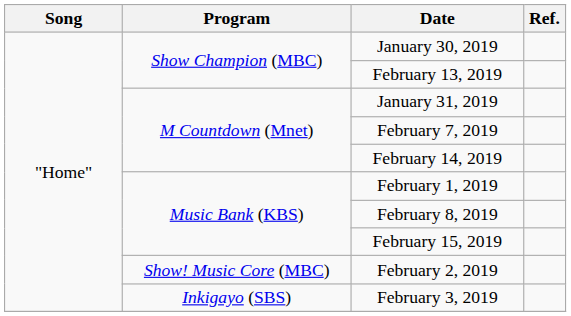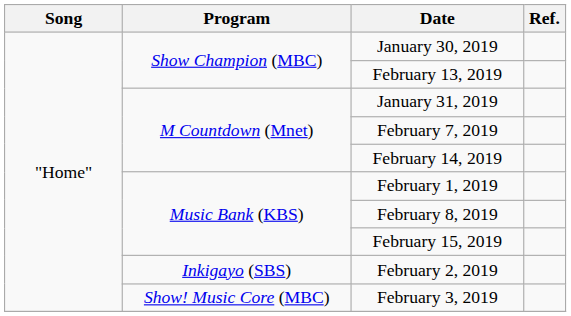(237, 269) Show! Music Core (MBC) -> (237, 269) Inkigayo (SBS)
(237, 297) Inkigayo (SBS) -> (237, 297) Show! Music Core (MBC)
